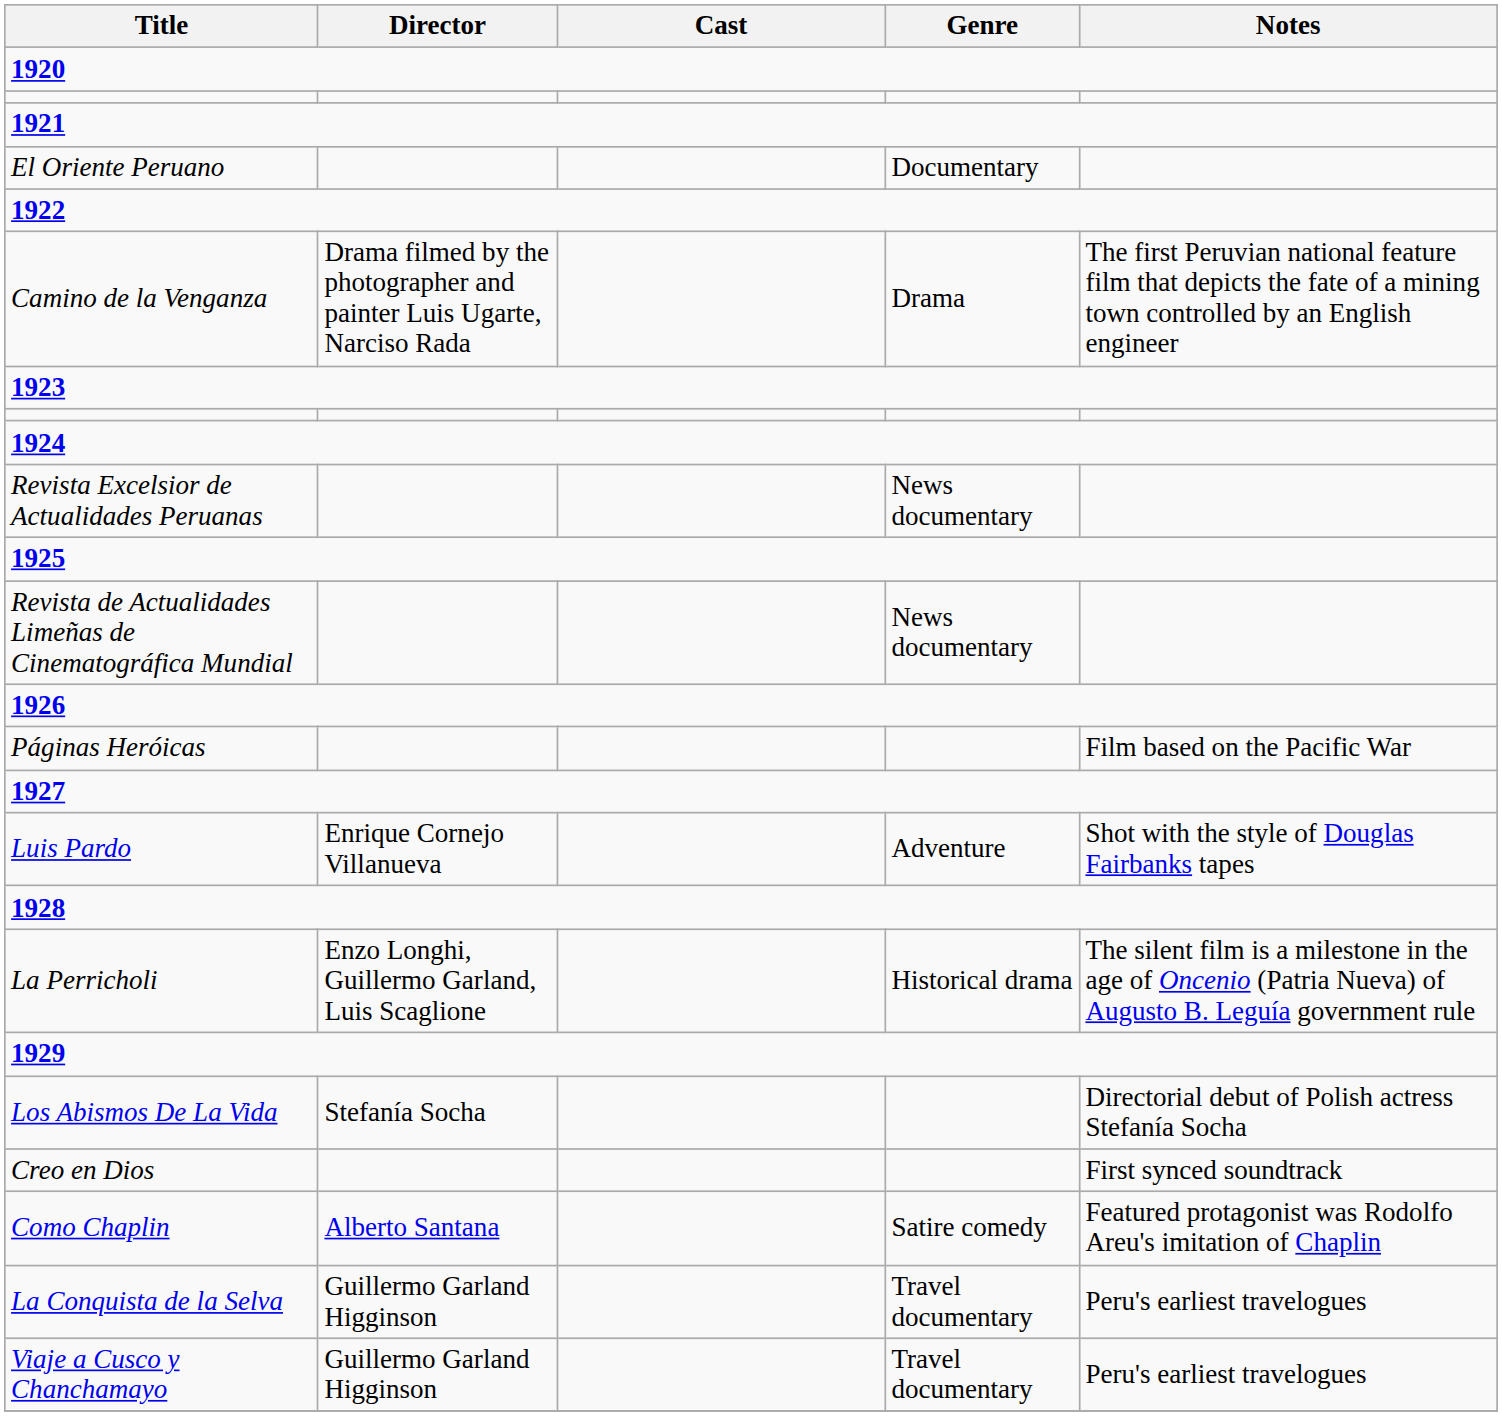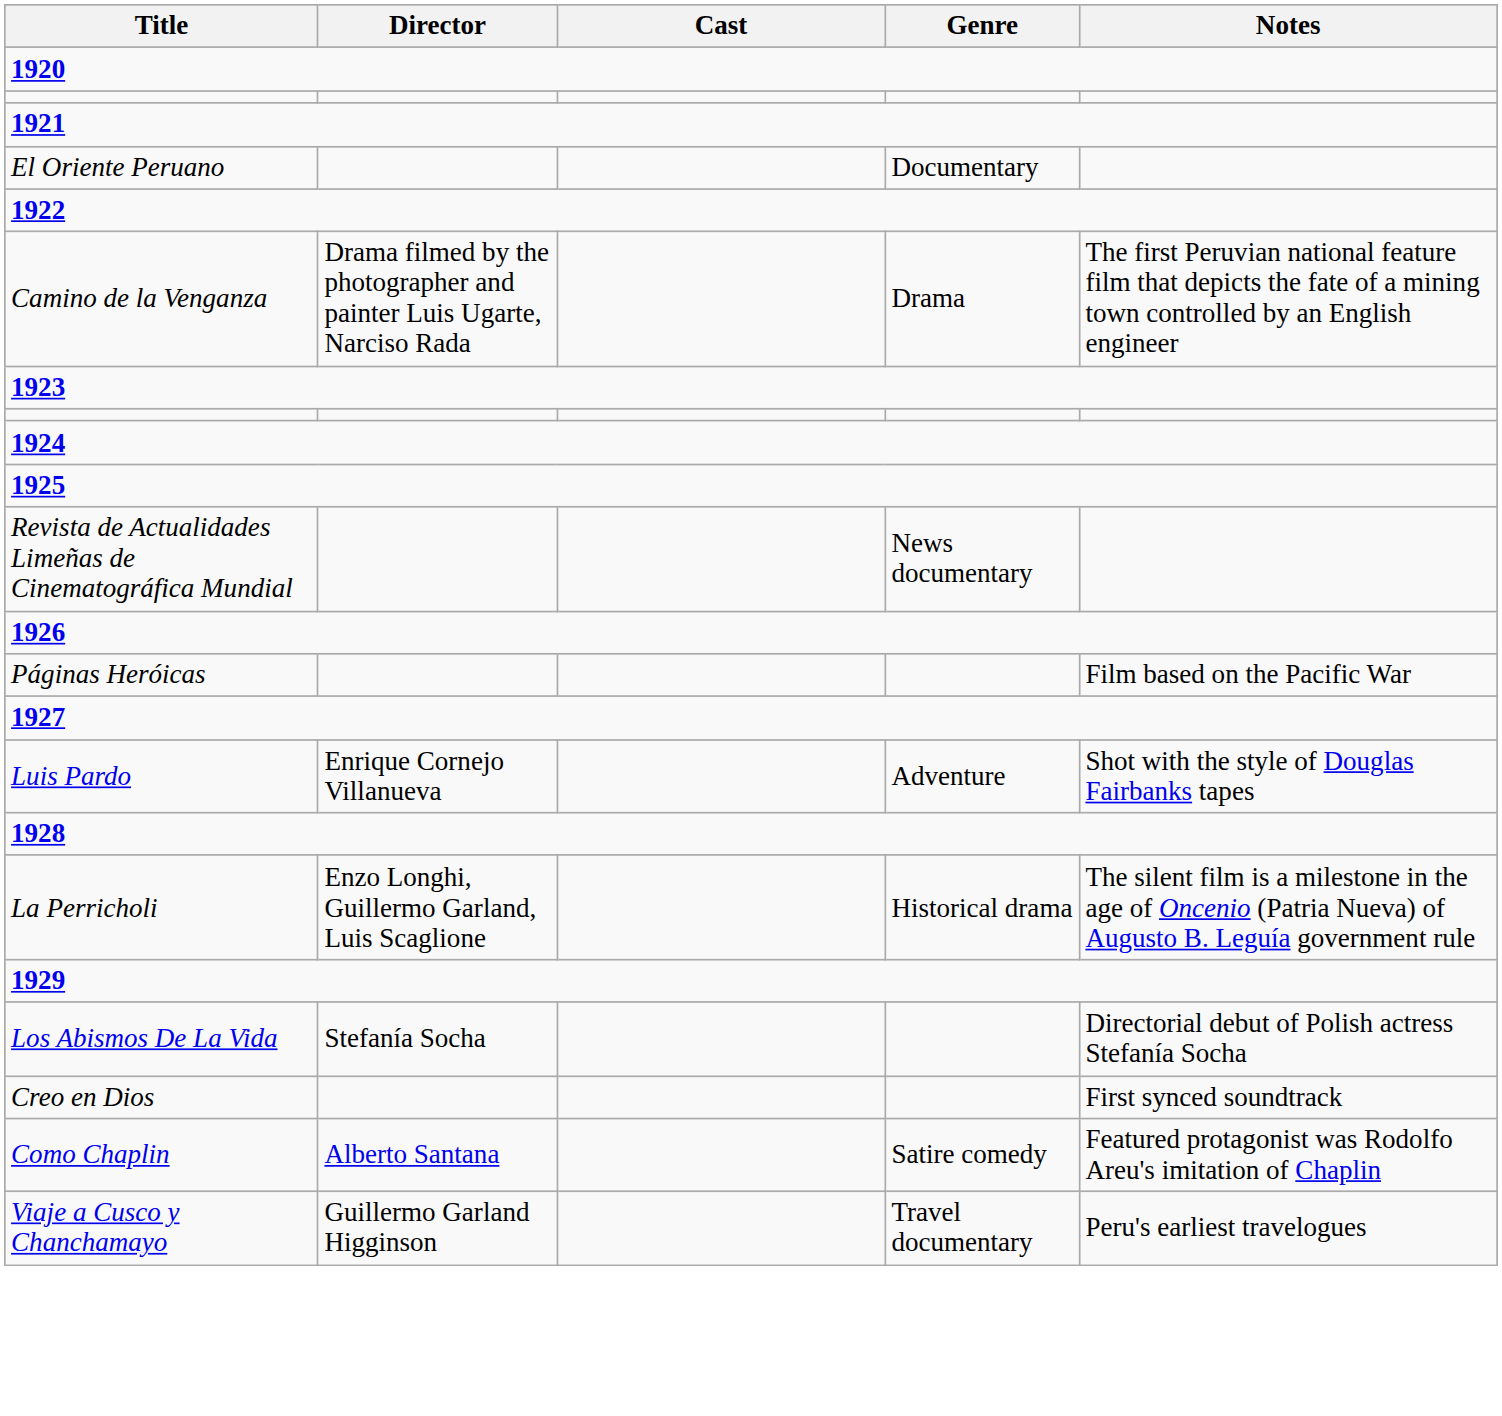- row: (137, 500)
- row: (147, 1301)
